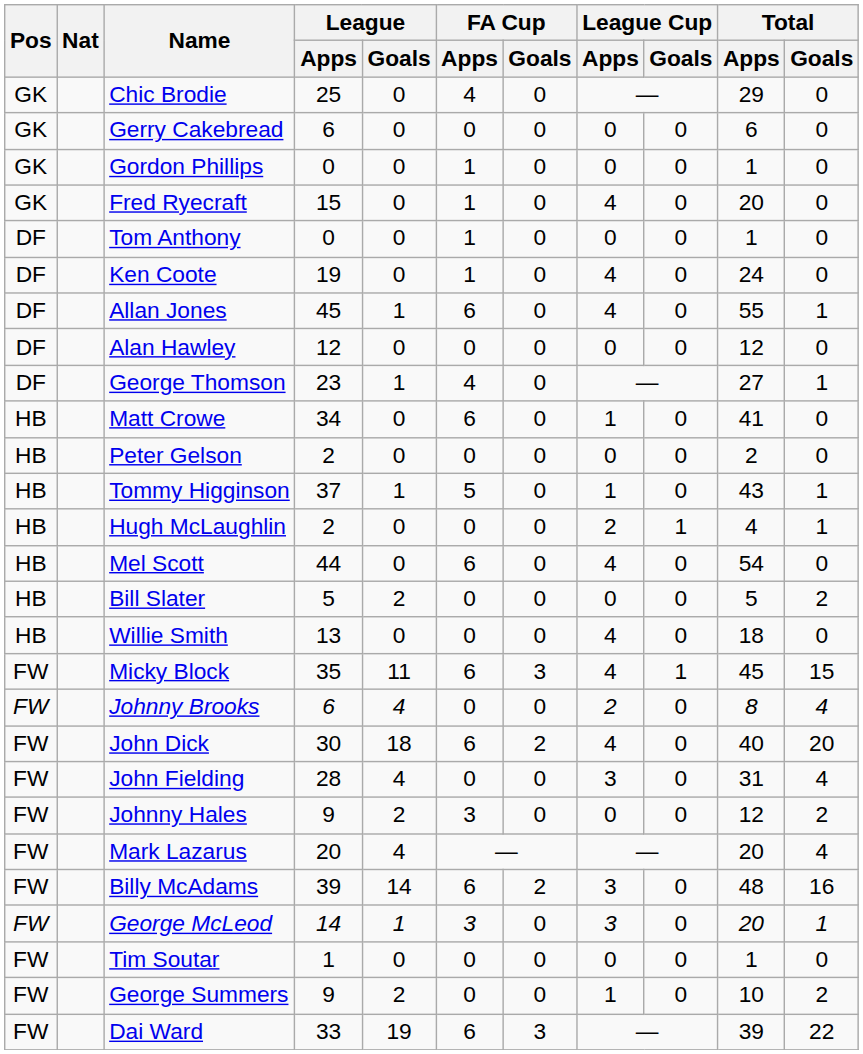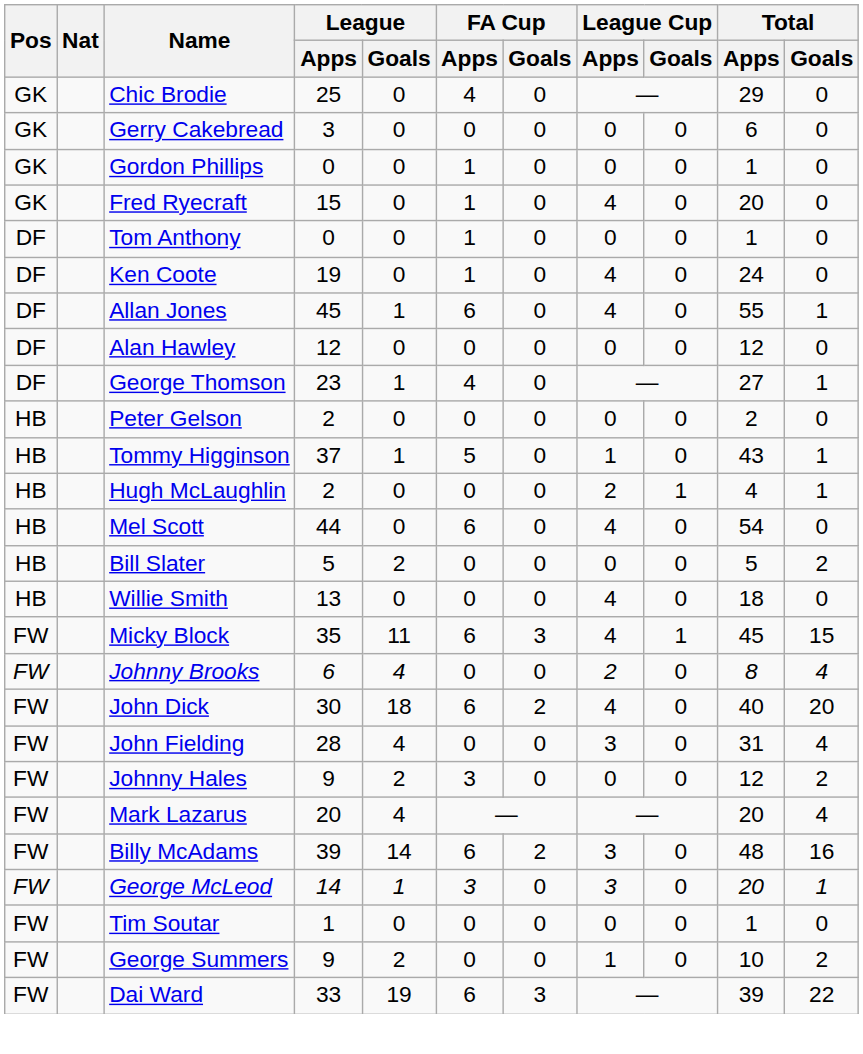(329, 130) 6 -> (329, 130) 3
- row: (167, 418)
